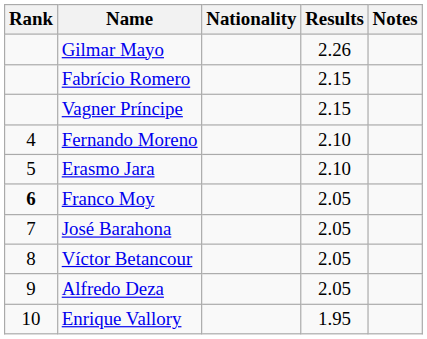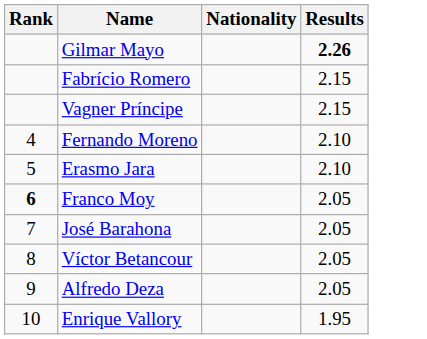- column: (395, 19)
(335, 49) normal -> (335, 49) bold
